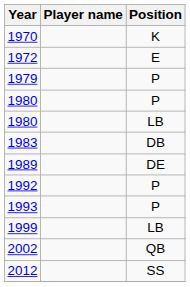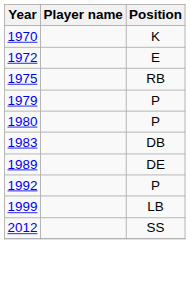+ row: (22, 79)
- row: (22, 121)
- row: (22, 206)
- row: (22, 249)
